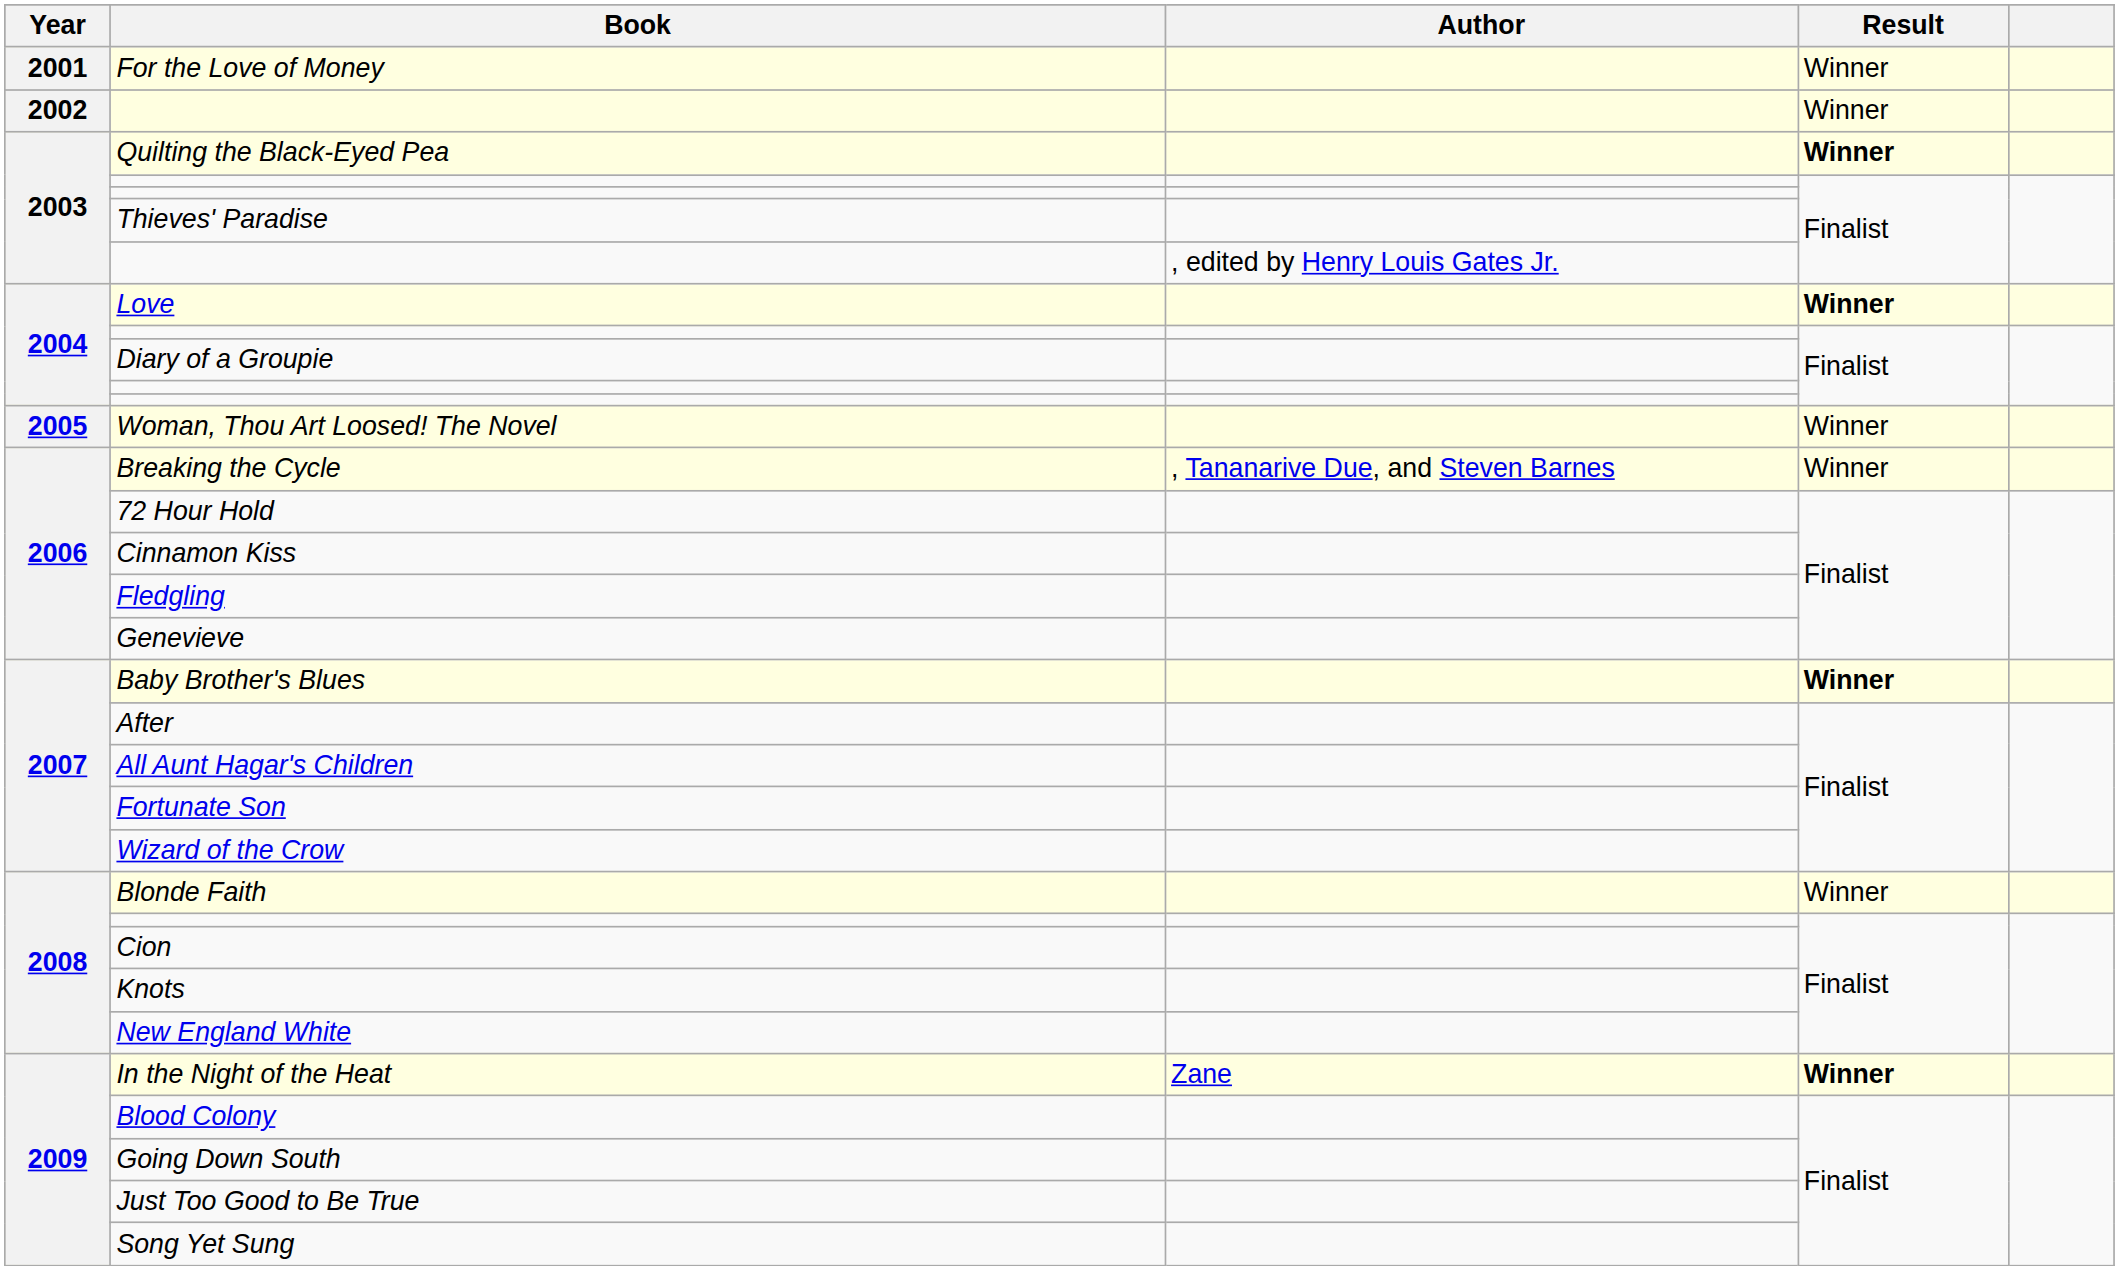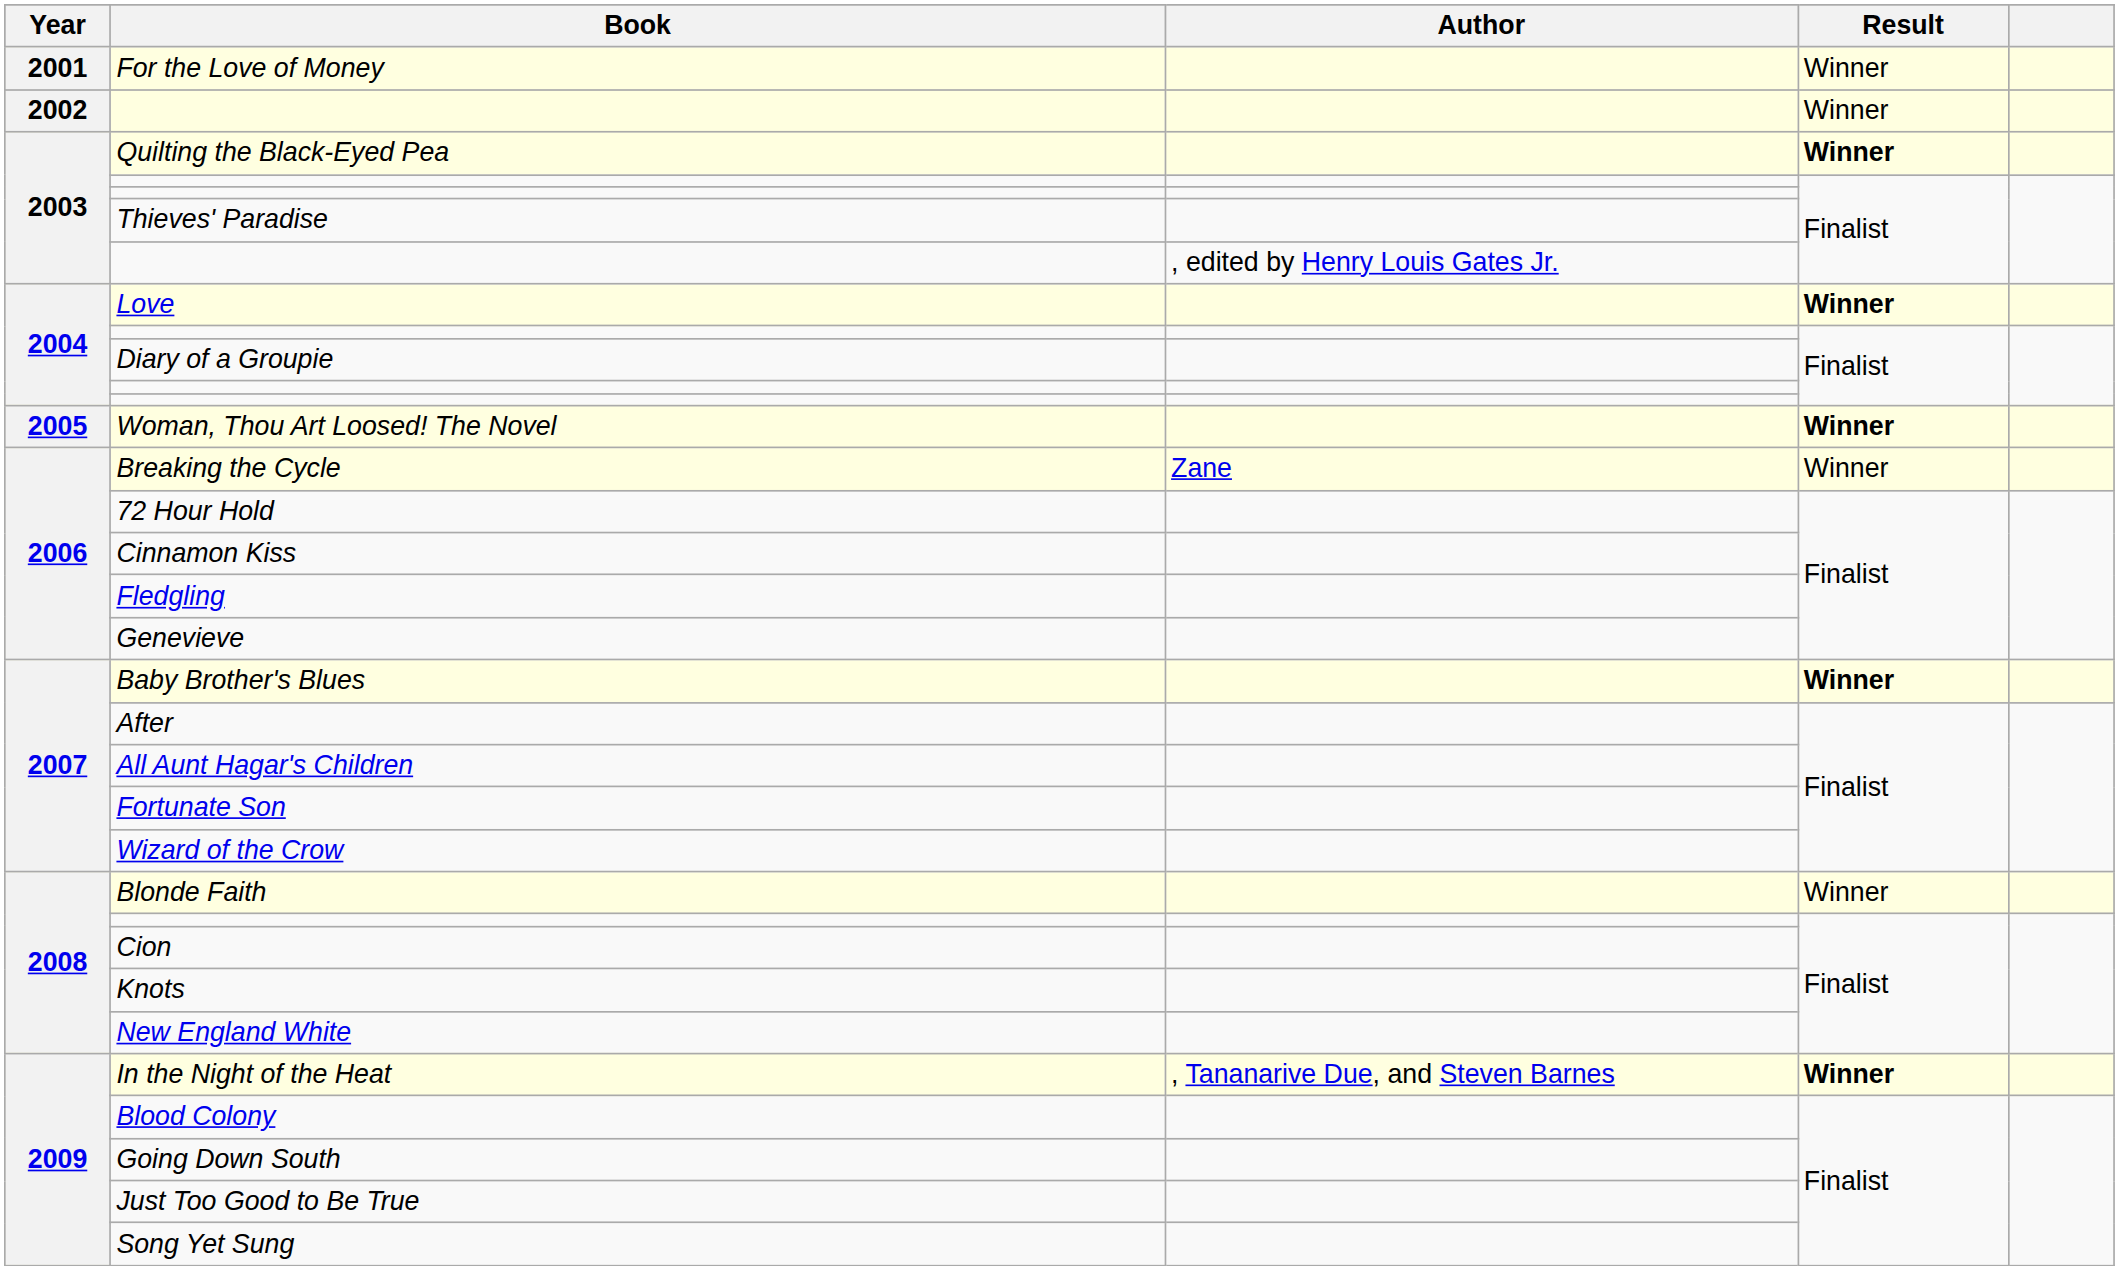(1846, 426) normal -> (1849, 426) bold
(1393, 468) , Tananarive Due, and Steven Barnes -> (1202, 468) Zane
(1202, 1074) Zane -> (1393, 1074) , Tananarive Due, and Steven Barnes
